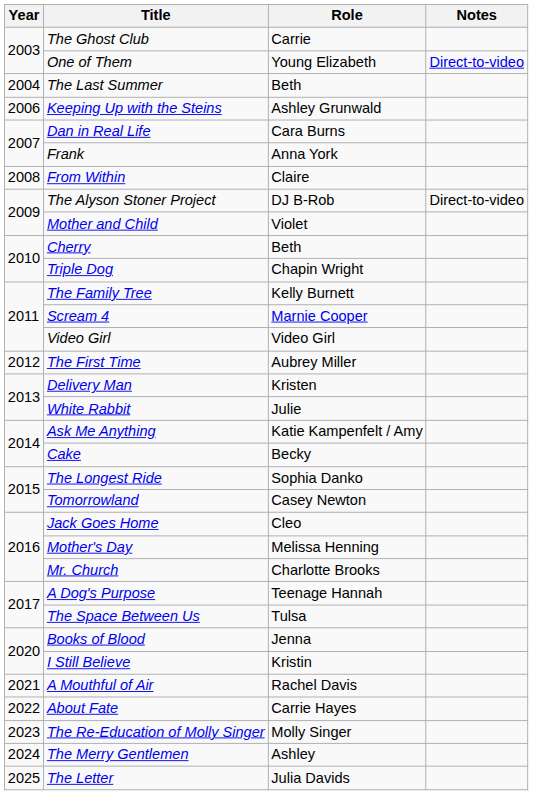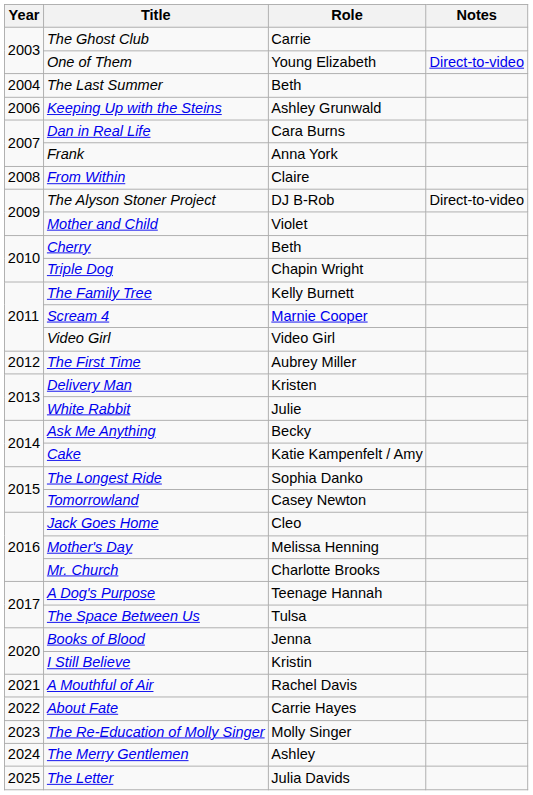(347, 431) Katie Kampenfelt / Amy -> (291, 431) Becky
(291, 454) Becky -> (347, 454) Katie Kampenfelt / Amy
